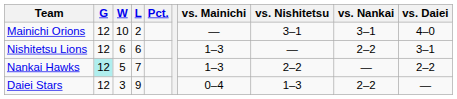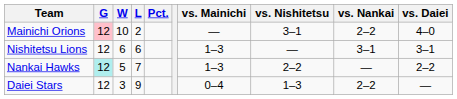(104, 31) no background -> (104, 31) pink background
(366, 31) 3–1 -> (366, 31) 2–2
(366, 49) 2–2 -> (366, 49) 3–1
